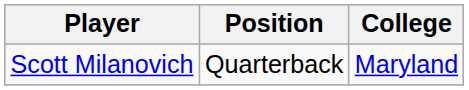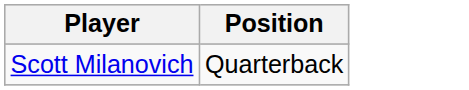- column: (407, 24)
